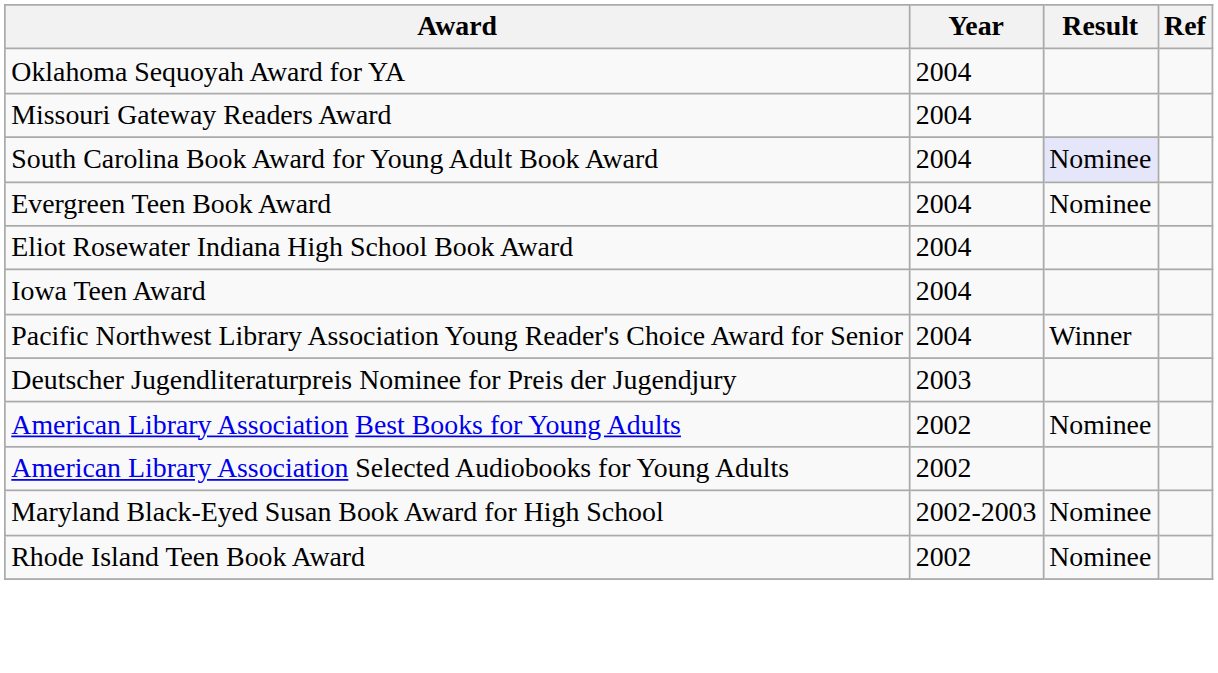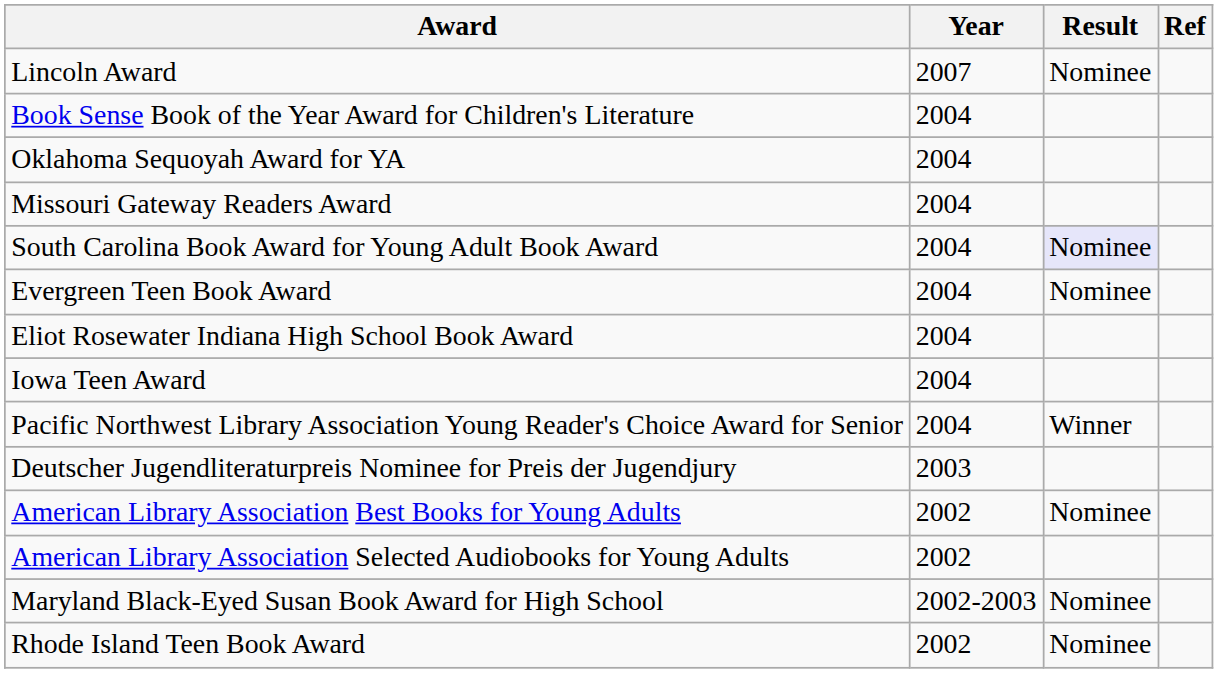+ row: (94, 70)
+ row: (353, 114)
